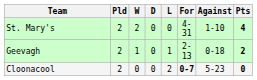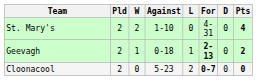columns swapped: (153, 11) <-> (215, 11)
(187, 51) normal -> (208, 51) bold
